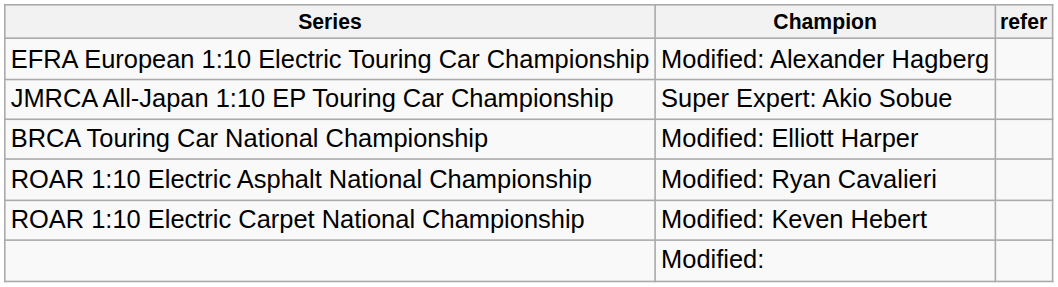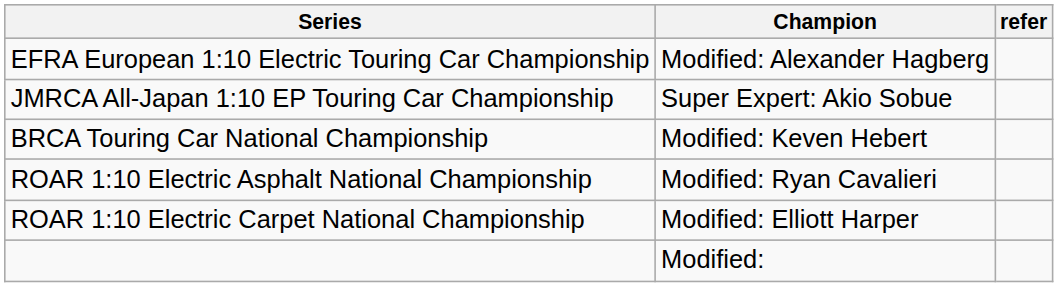(790, 139) Modified: Elliott Harper -> (794, 139) Modified: Keven Hebert
(794, 219) Modified: Keven Hebert -> (790, 219) Modified: Elliott Harper
